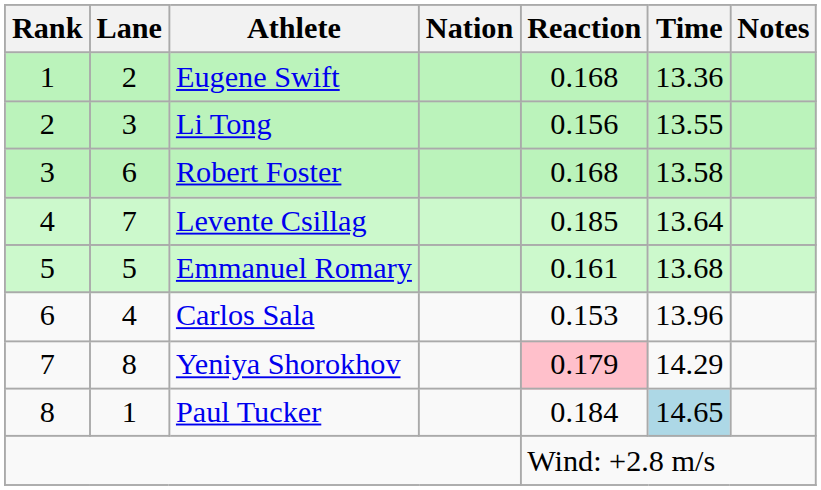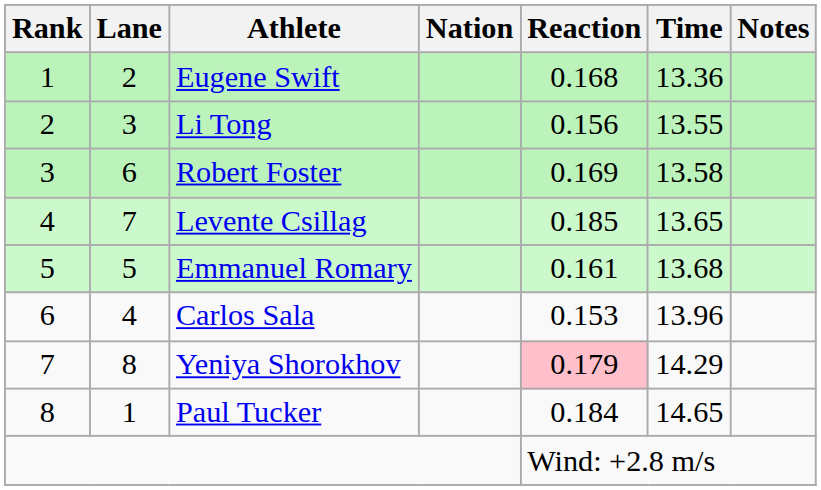(584, 172) 0.168 -> (584, 172) 0.169
(689, 220) 13.64 -> (689, 220) 13.65
(689, 412) lightblue background -> (689, 412) no background
